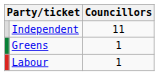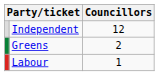(118, 29) 11 -> (118, 29) 12
(118, 46) 1 -> (118, 46) 2
